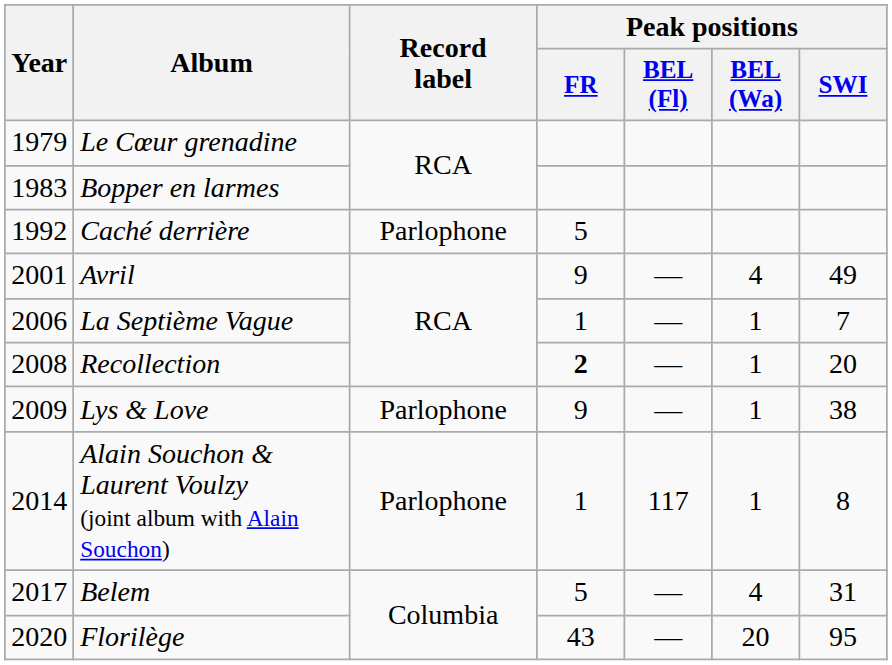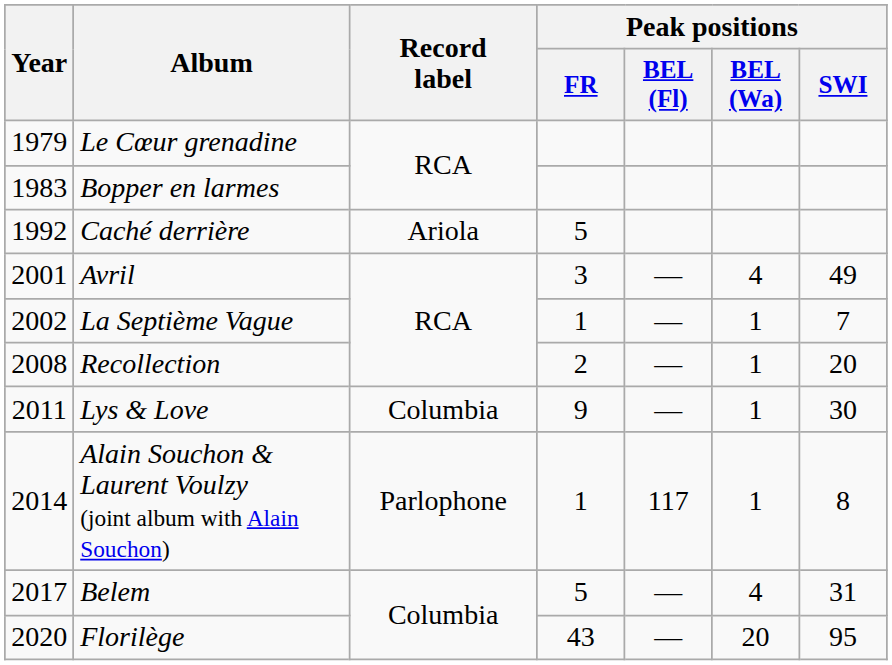(443, 231) Parlophone -> (443, 231) Ariola
(581, 275) 9 -> (581, 275) 3
(39, 320) 2006 -> (39, 320) 2002
(581, 364) bold -> (581, 364) normal
(39, 408) 2009 -> (39, 408) 2011
(443, 408) Parlophone -> (443, 408) Columbia
(843, 408) 38 -> (843, 408) 30
